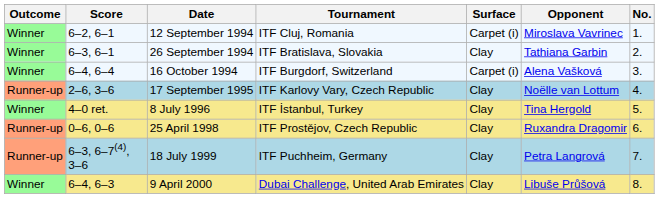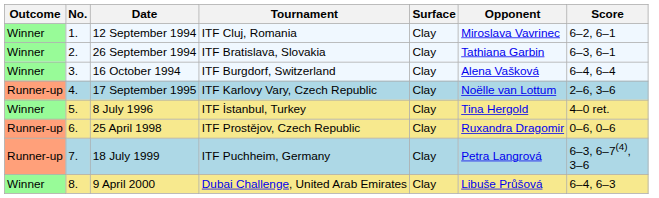columns swapped: (642, 13) <-> (106, 13)
(494, 32) Carpet (i) -> (424, 32) Clay
(494, 71) Carpet (i) -> (424, 71) Clay
